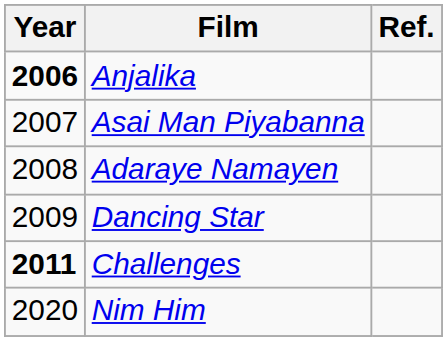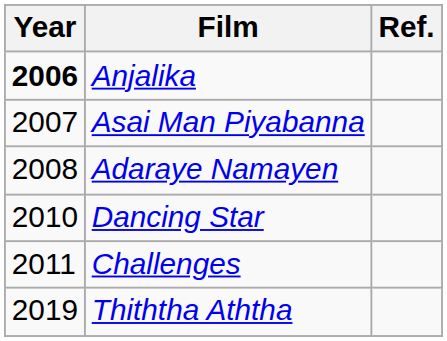(45, 216) 2009 -> (45, 216) 2010
(44, 264) bold -> (44, 264) normal
+ row: (192, 311)
- row: (149, 311)
